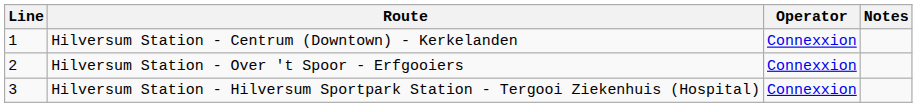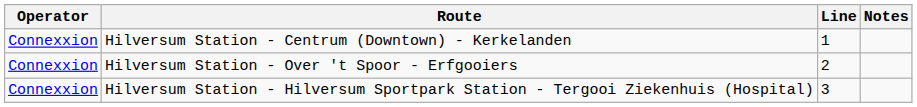columns swapped: (26, 17) <-> (812, 17)
